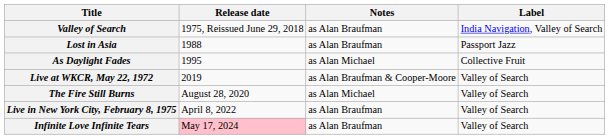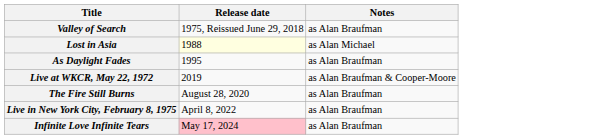- column: (531, 12)
(191, 45) no background -> (191, 45) lightyellow background
(345, 45) as Alan Braufman -> (342, 45) as Alan Michael
(342, 61) as Alan Michael -> (345, 61) as Alan Braufman
(342, 93) as Alan Michael -> (345, 93) as Alan Braufman
